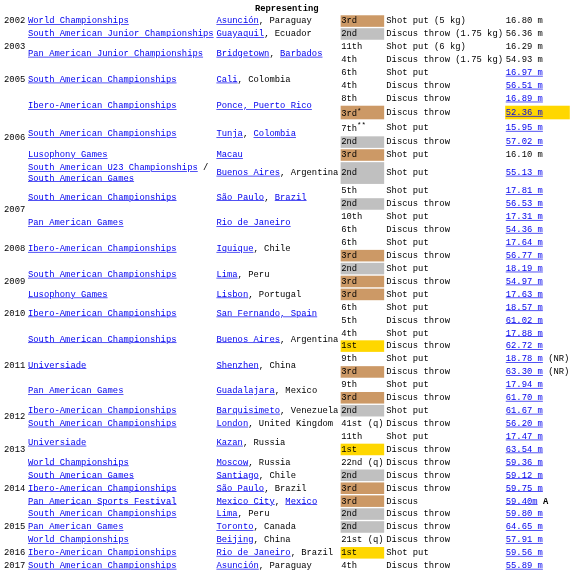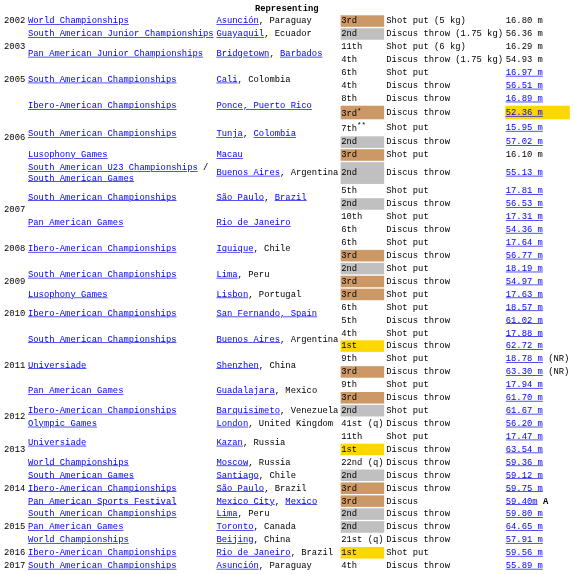(408, 173) Shot put -> (418, 173) Discus throw
(102, 423) South American Championships -> (62, 423) Olympic Games
